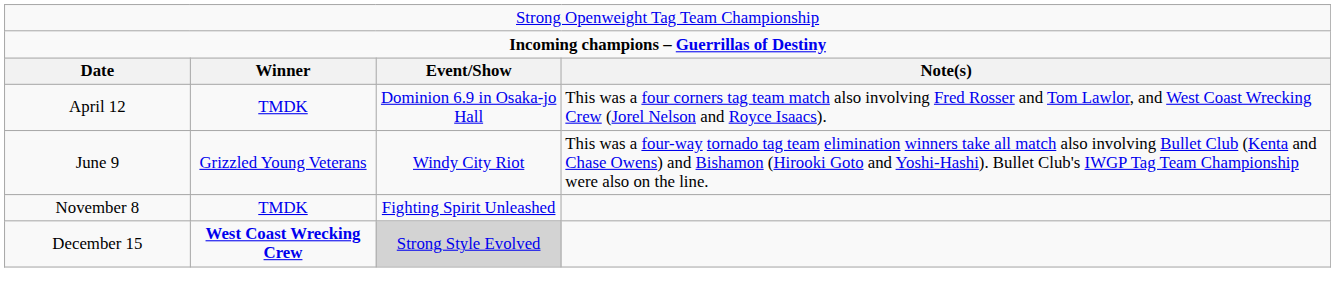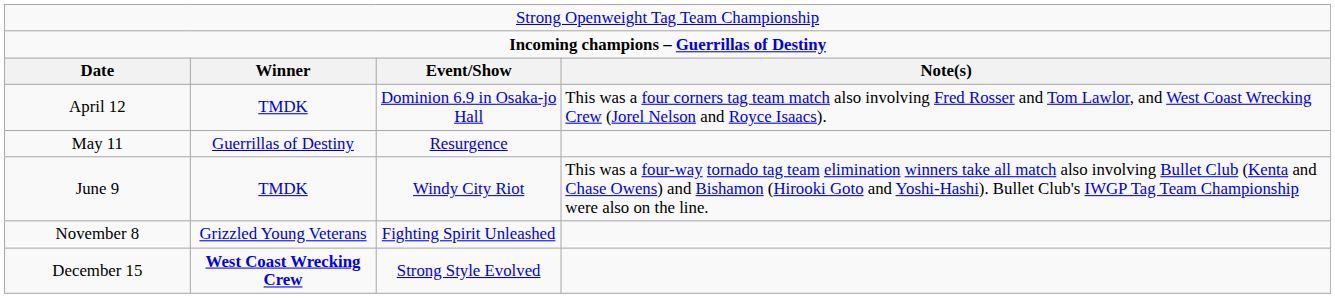+ row: (97, 143)
(283, 162) Grizzled Young Veterans -> (283, 188) TMDK
(283, 207) TMDK -> (283, 234) Grizzled Young Veterans
(469, 243) lightgrey background -> (469, 270) no background
